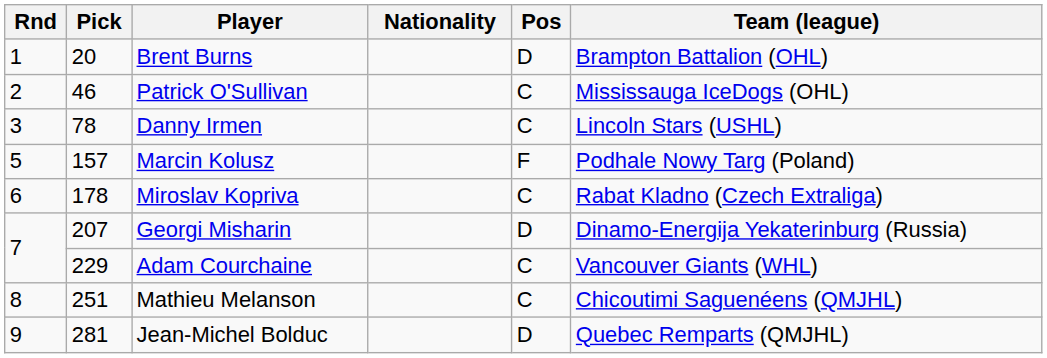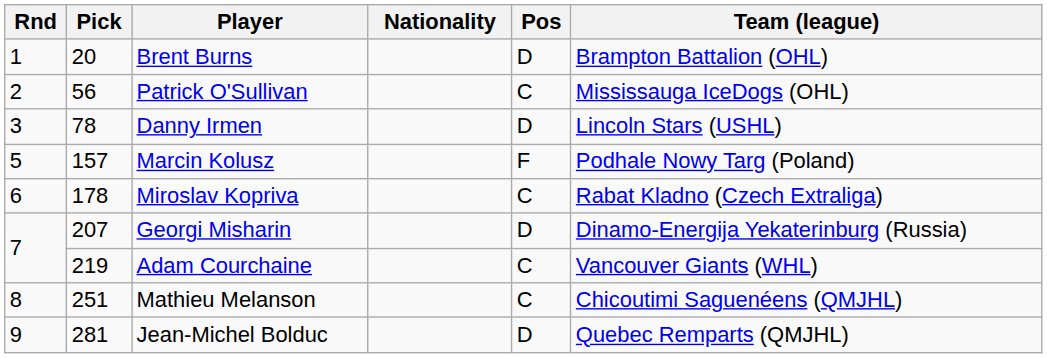(84, 91) 46 -> (84, 91) 56
(525, 126) C -> (525, 126) D
(90, 265) 229 -> (90, 265) 219
